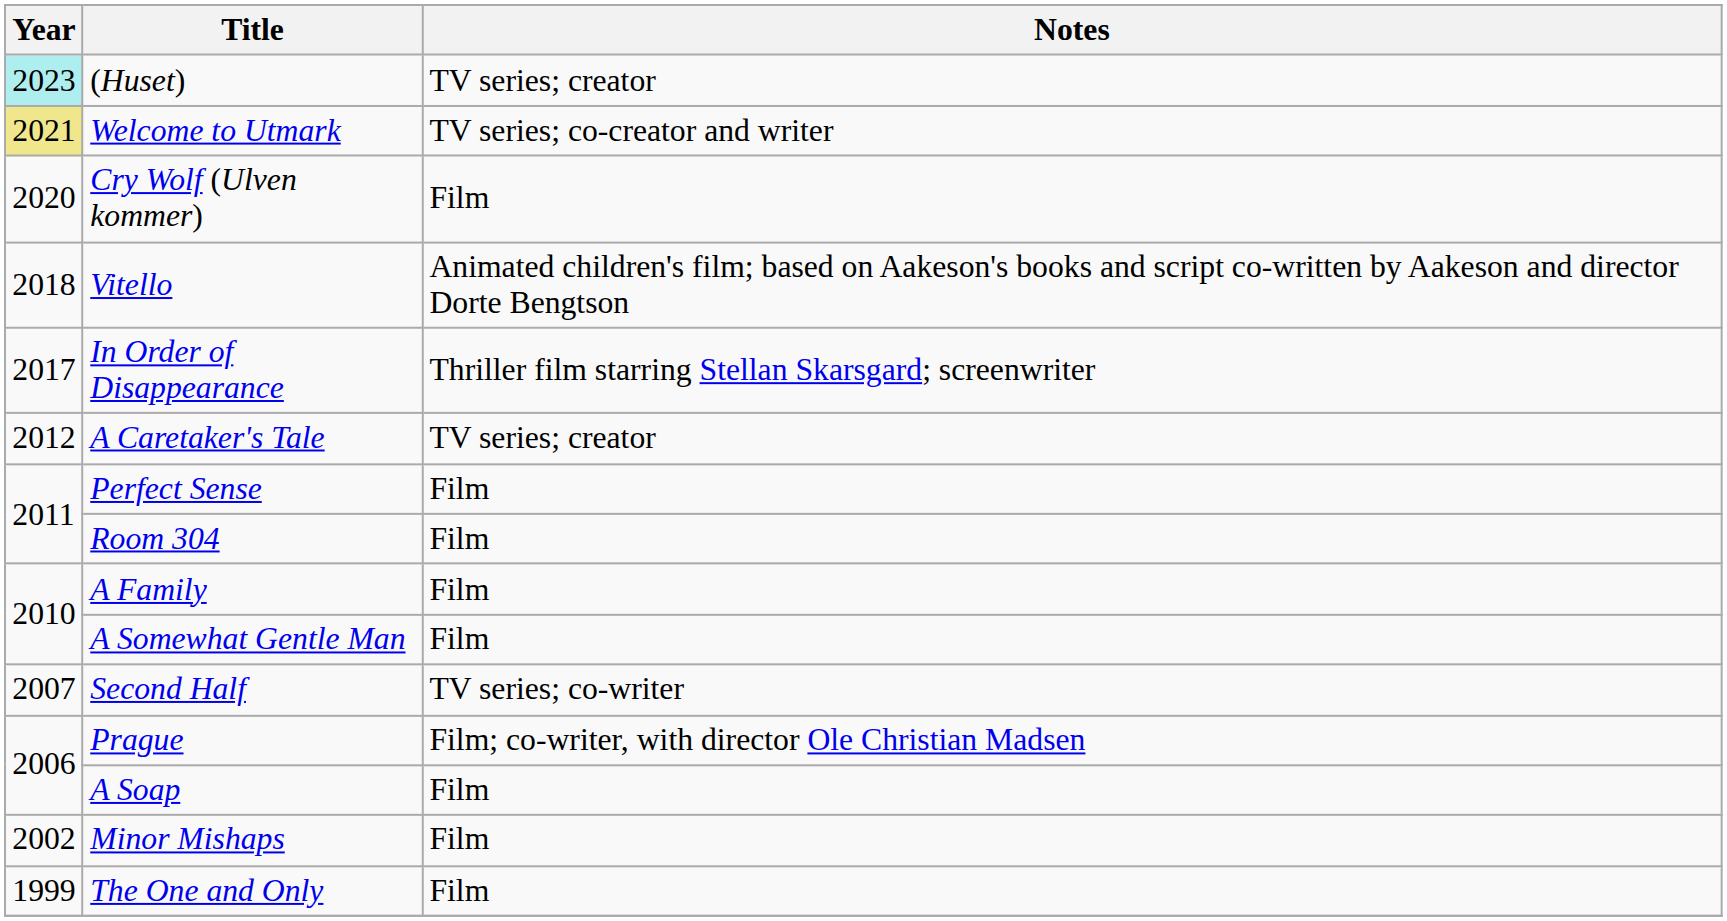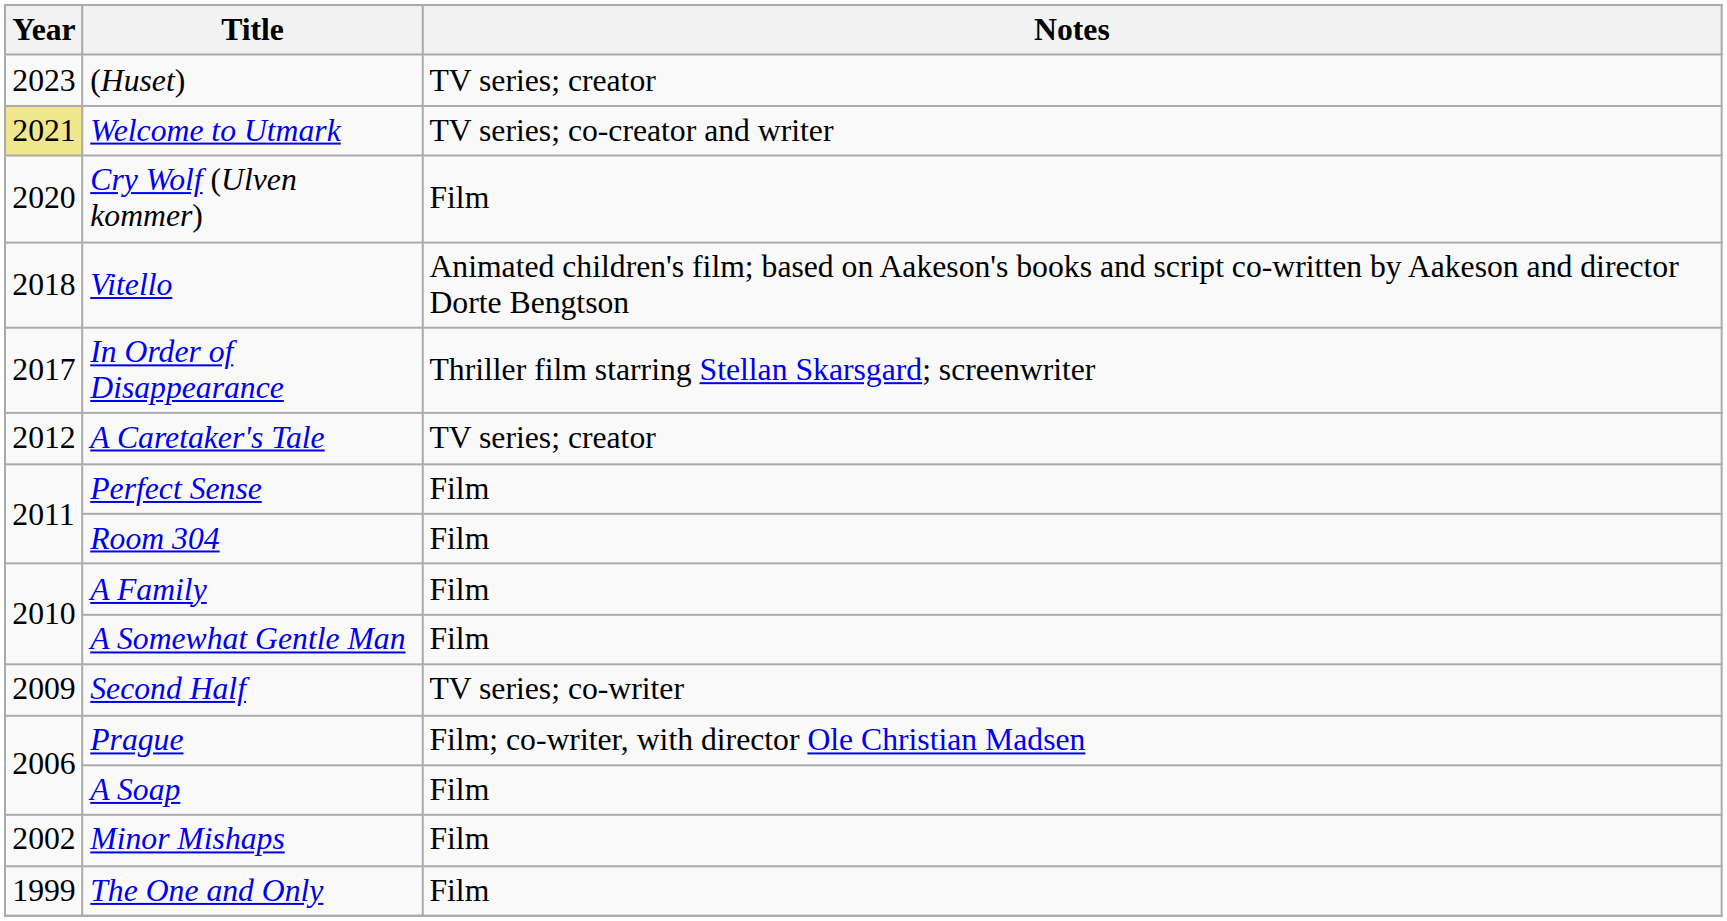(44, 79) paleturquoise background -> (44, 79) no background
(44, 689) 2007 -> (44, 689) 2009
